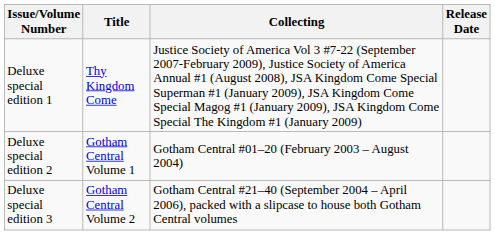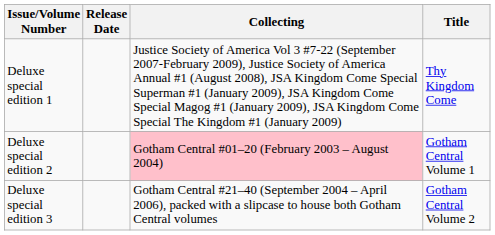columns swapped: (117, 21) <-> (466, 21)
(281, 156) no background -> (261, 156) pink background
